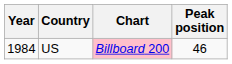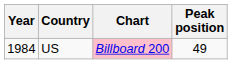(200, 48) 46 -> (200, 48) 49
